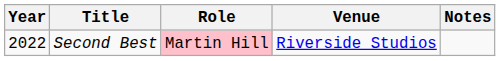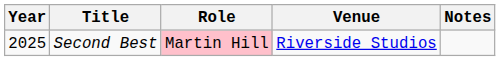(27, 43) 2022 -> (27, 43) 2025
